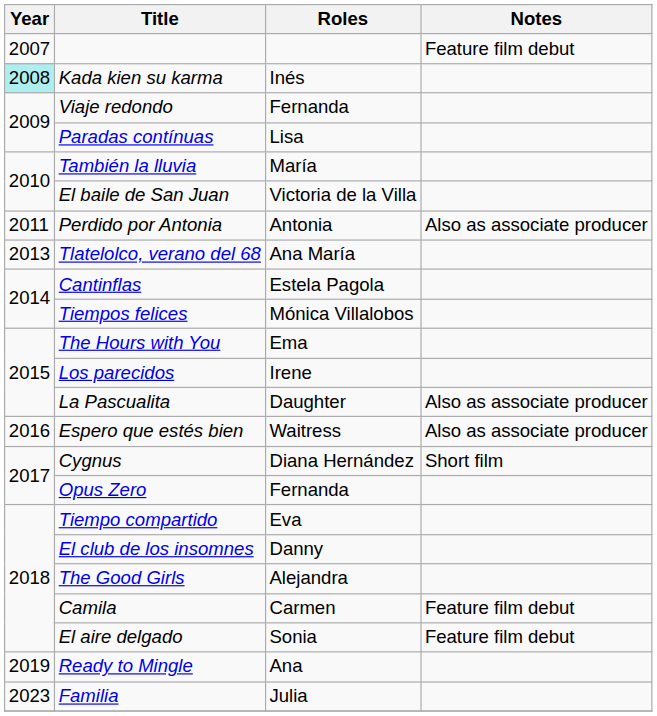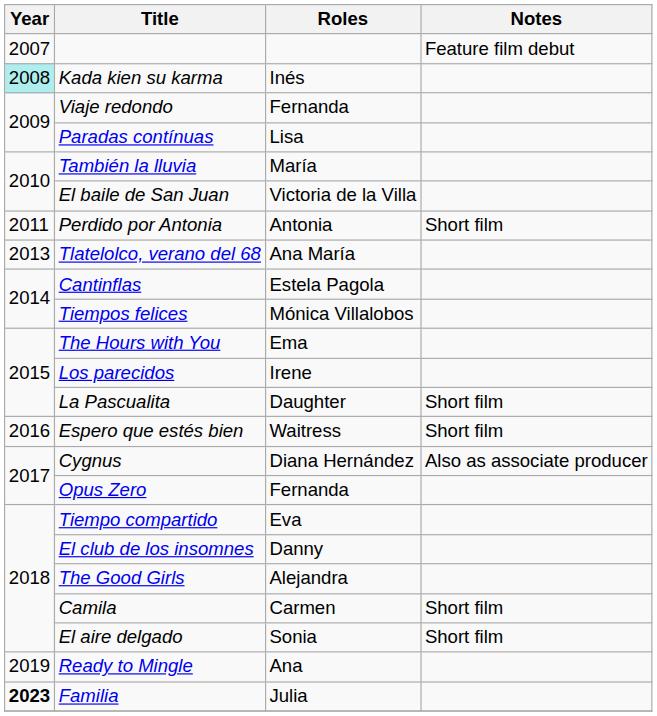(536, 225) Also as associate producer -> (464, 225) Short film
(536, 401) Also as associate producer -> (464, 401) Short film
(536, 431) Also as associate producer -> (464, 431) Short film
(464, 460) Short film -> (536, 460) Also as associate producer
(500, 607) Feature film debut -> (464, 607) Short film
(500, 637) Feature film debut -> (464, 637) Short film
(30, 696) normal -> (30, 696) bold
